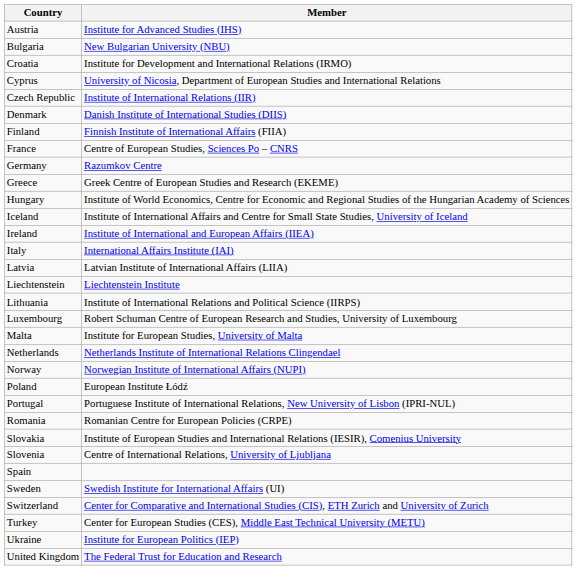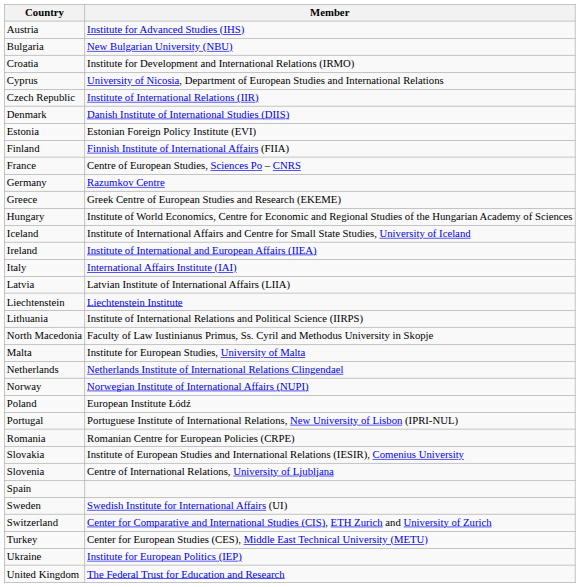+ row: (23, 132)
- row: (34, 319)
+ row: (44, 336)
